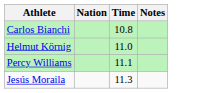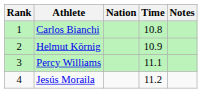+ column: (19, 12)
(123, 46) 11.0 -> (153, 46) 10.9
(123, 79) 11.3 -> (153, 79) 11.2
